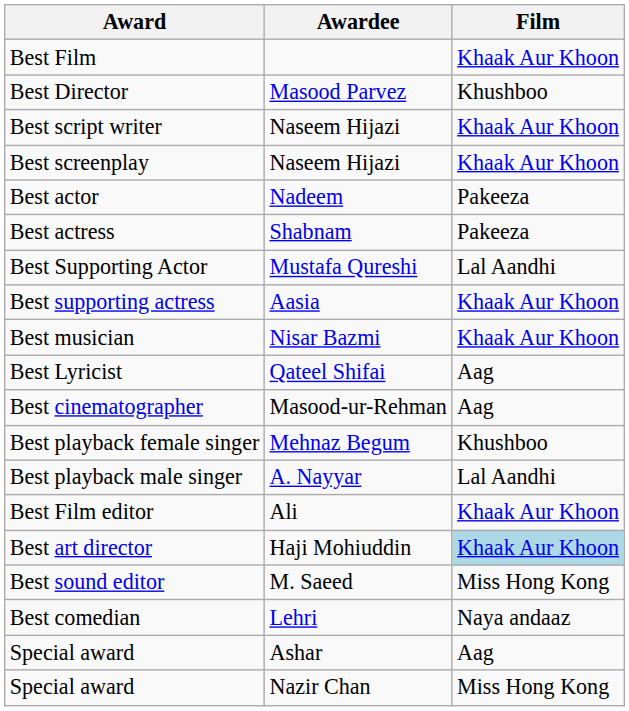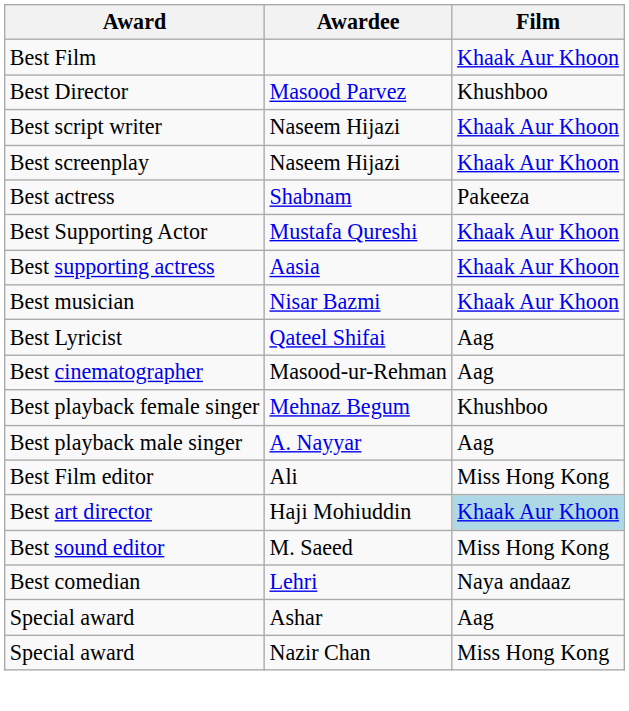- row: (54, 197)
(506, 267) Lal Aandhi -> (538, 232) Khaak Aur Khoon
(506, 477) Lal Aandhi -> (475, 442) Aag
(538, 512) Khaak Aur Khoon -> (533, 477) Miss Hong Kong
